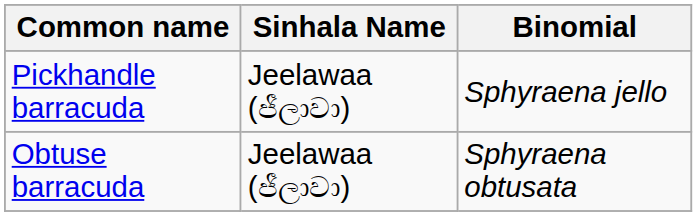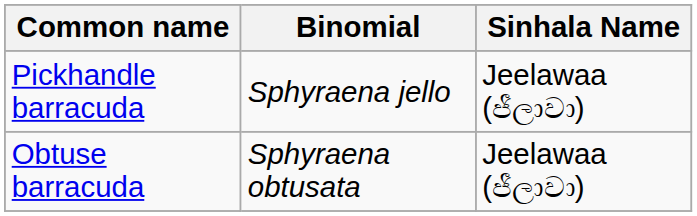columns swapped: (575, 27) <-> (349, 27)
